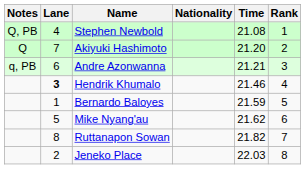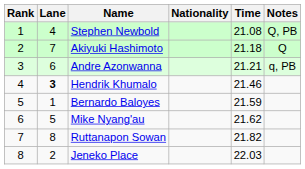columns swapped: (284, 13) <-> (22, 13)
(251, 48) 21.20 -> (248, 48) 21.18
